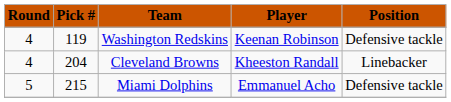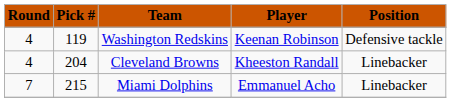(29, 85) 5 -> (29, 85) 7
(394, 85) Defensive tackle -> (394, 85) Linebacker
